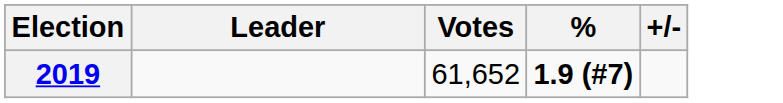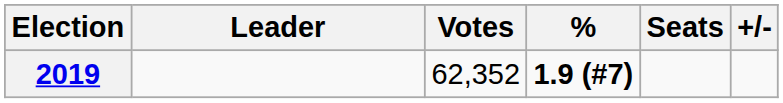+ column: (685, 27)
(476, 73) 61,652 -> (476, 73) 62,352
